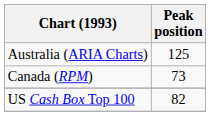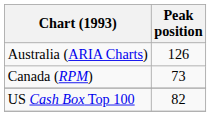(178, 54) 125 -> (178, 54) 126
